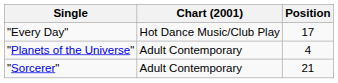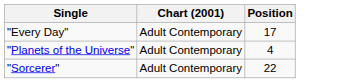(210, 31) Hot Dance Music/Club Play -> (191, 31) Adult Contemporary
(308, 68) 21 -> (270, 68) 22
